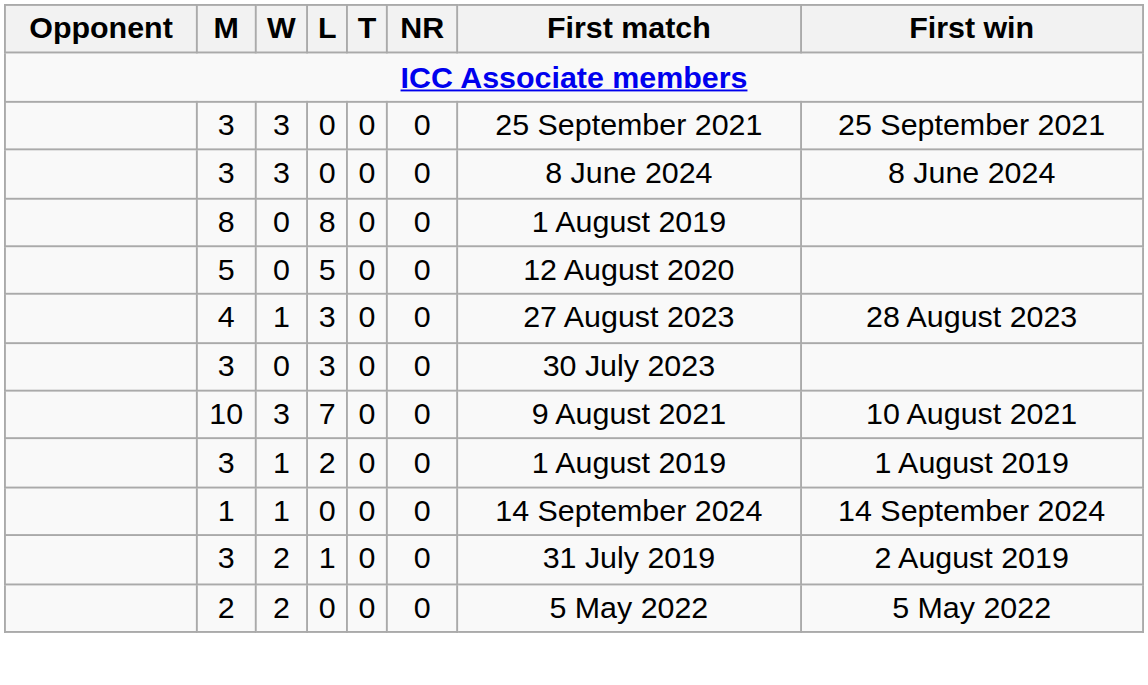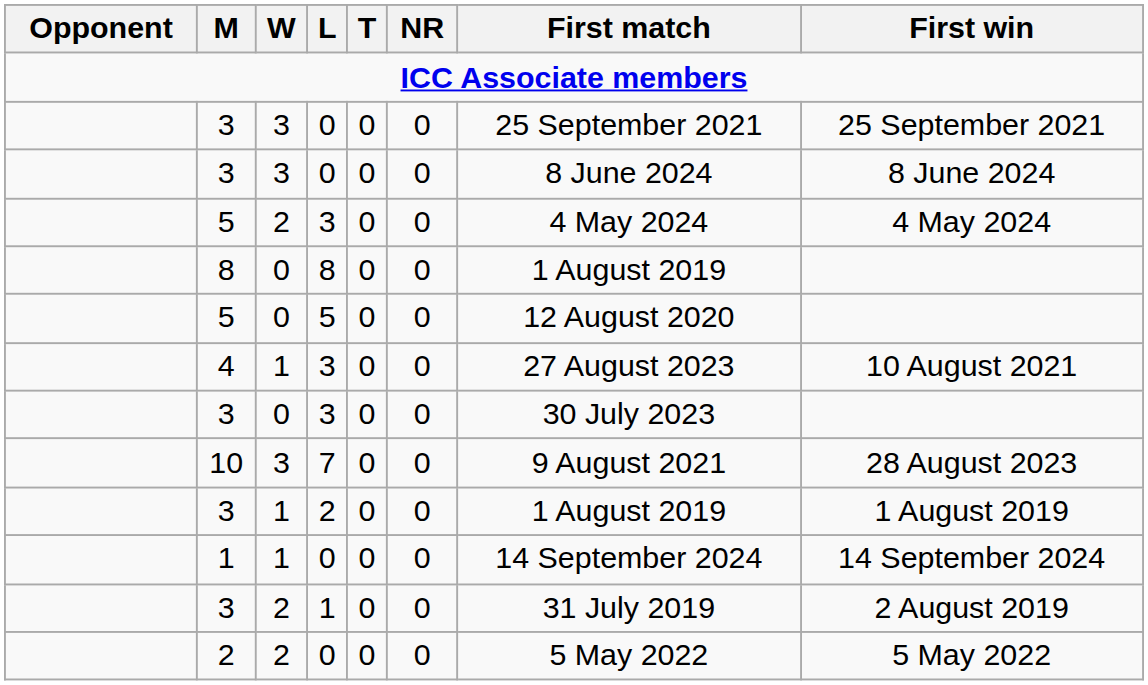+ row: (226, 221)
(972, 317) 28 August 2023 -> (972, 366) 10 August 2021
(972, 414) 10 August 2021 -> (972, 462) 28 August 2023
